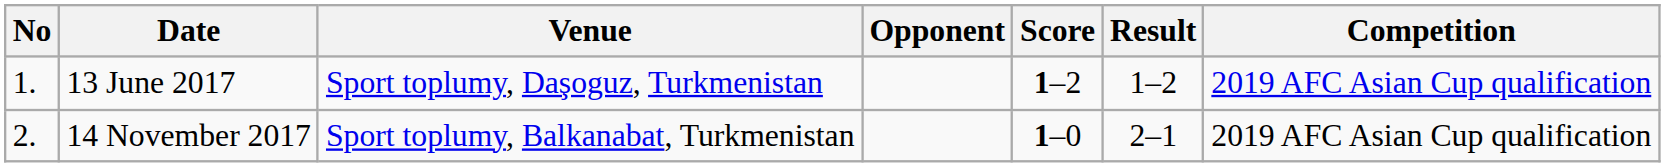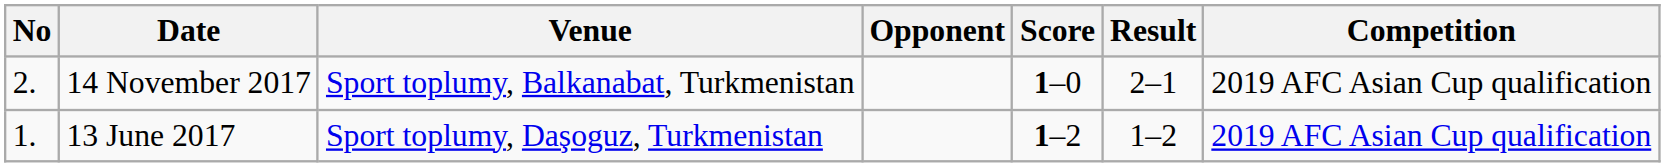rows swapped: (151, 82) <-> (189, 134)
